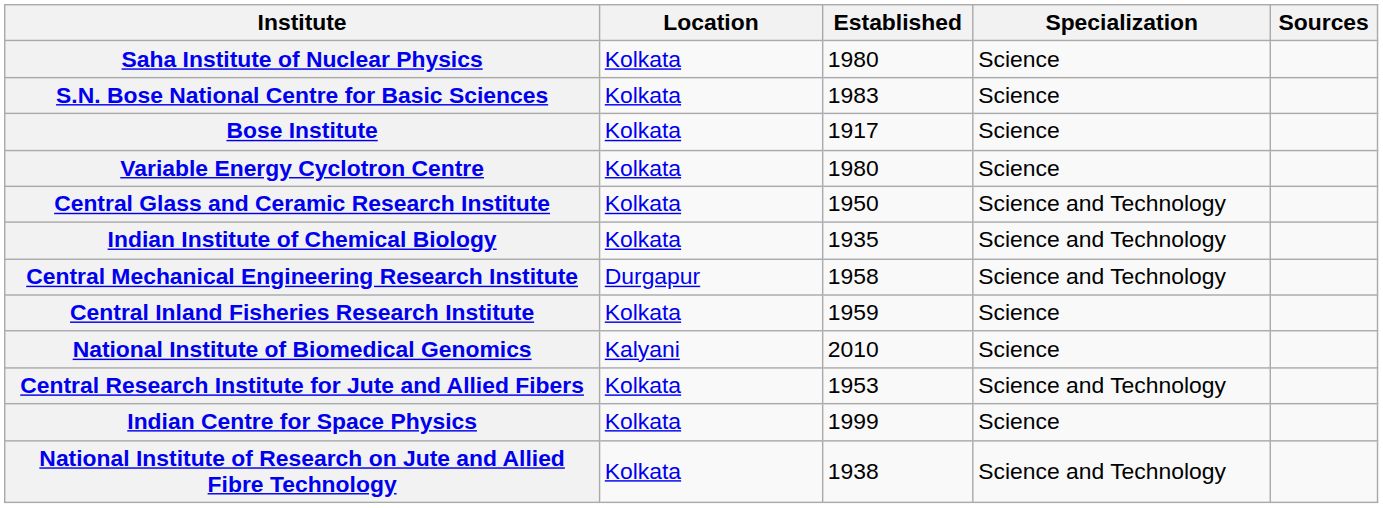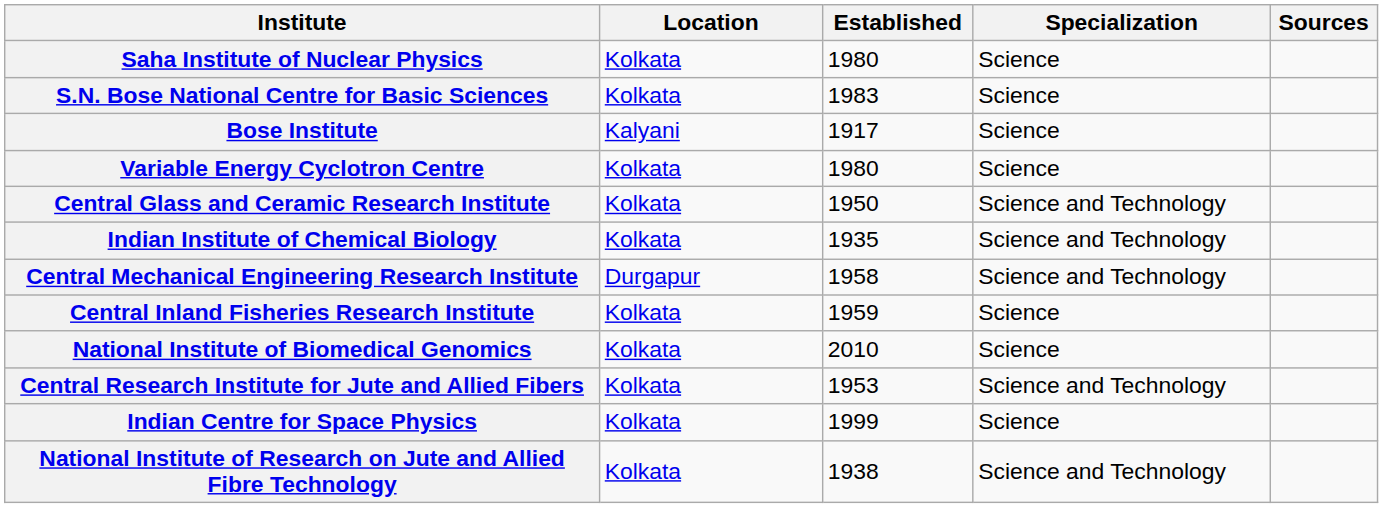(643, 131) Kolkata -> (642, 131) Kalyani
(642, 349) Kalyani -> (643, 349) Kolkata
